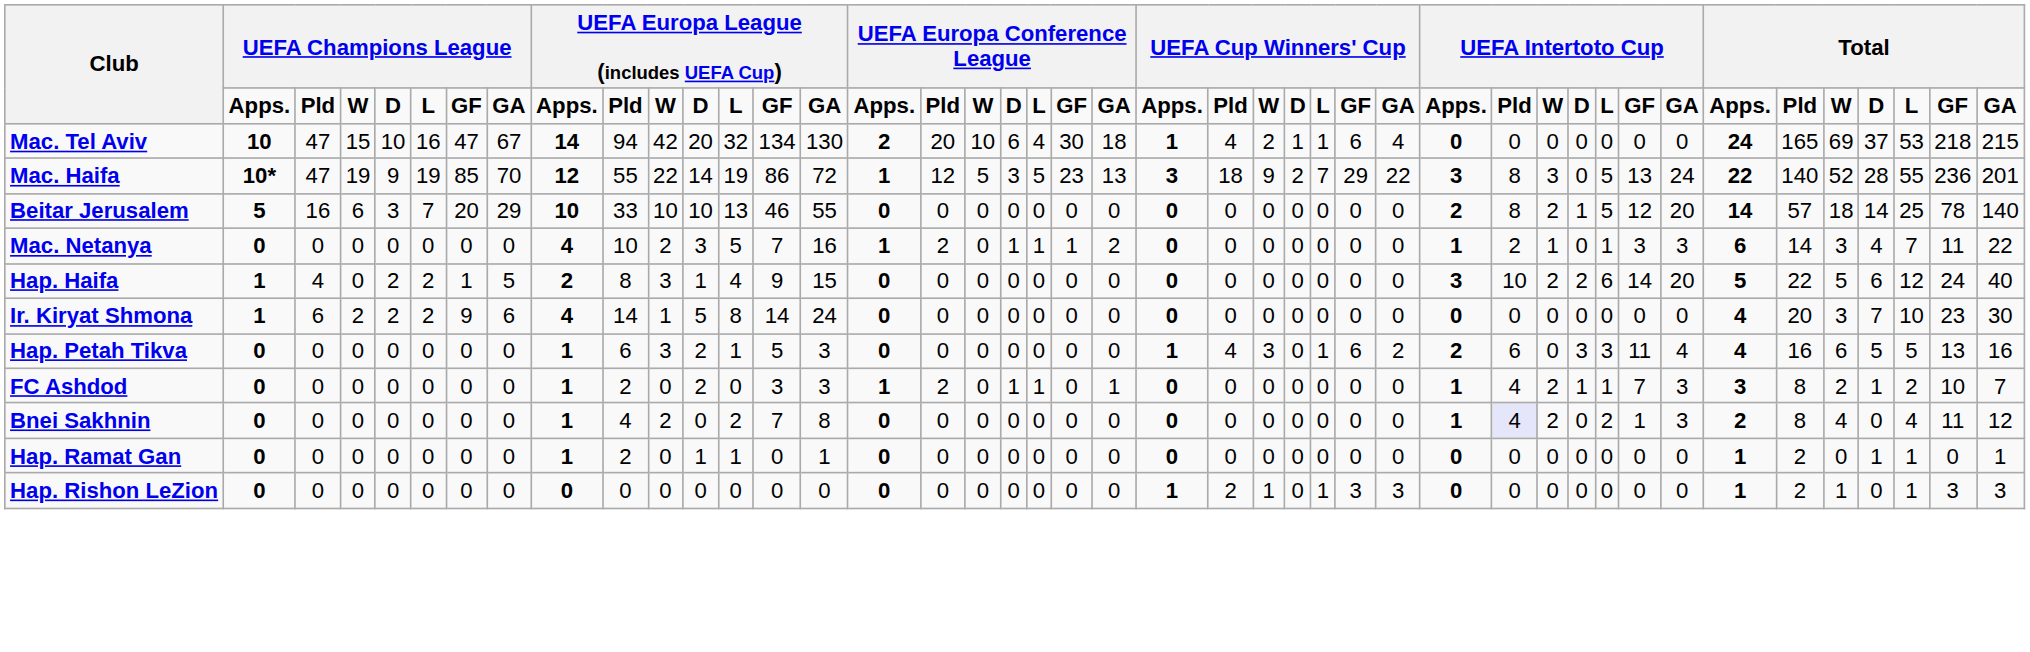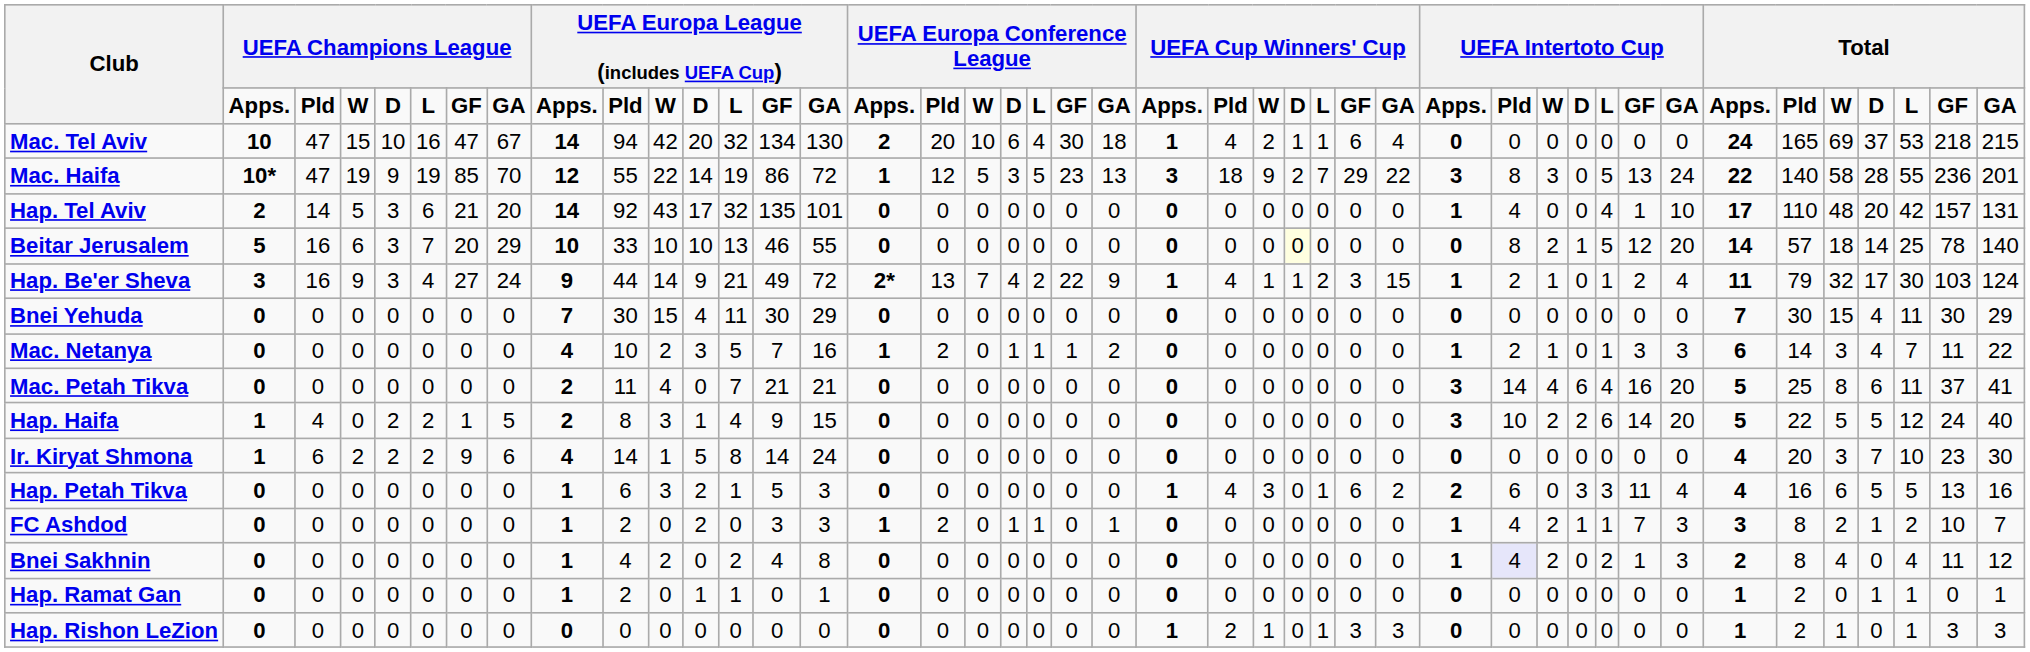(1841, 176) 52 -> (1841, 176) 58
+ row: (78, 211)
(1298, 211) no background -> (1298, 245) lightyellow background
(1456, 211) 2 -> (1456, 245) 0
+ row: (100, 280)
+ row: (76, 315)
+ row: (99, 385)
(1876, 280) 6 -> (1876, 420) 5
(777, 420) 7 -> (777, 560) 4
